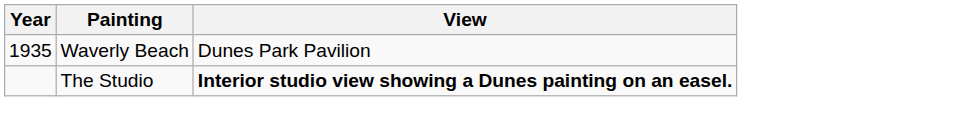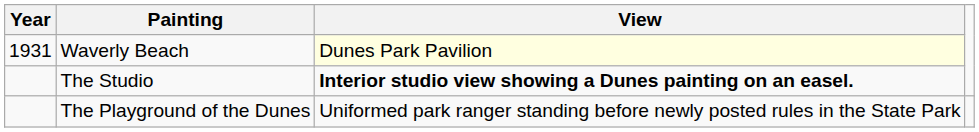(30, 50) 1935 -> (30, 50) 1931
(284, 50) no background -> (406, 50) lightyellow background
+ row: (185, 111)
